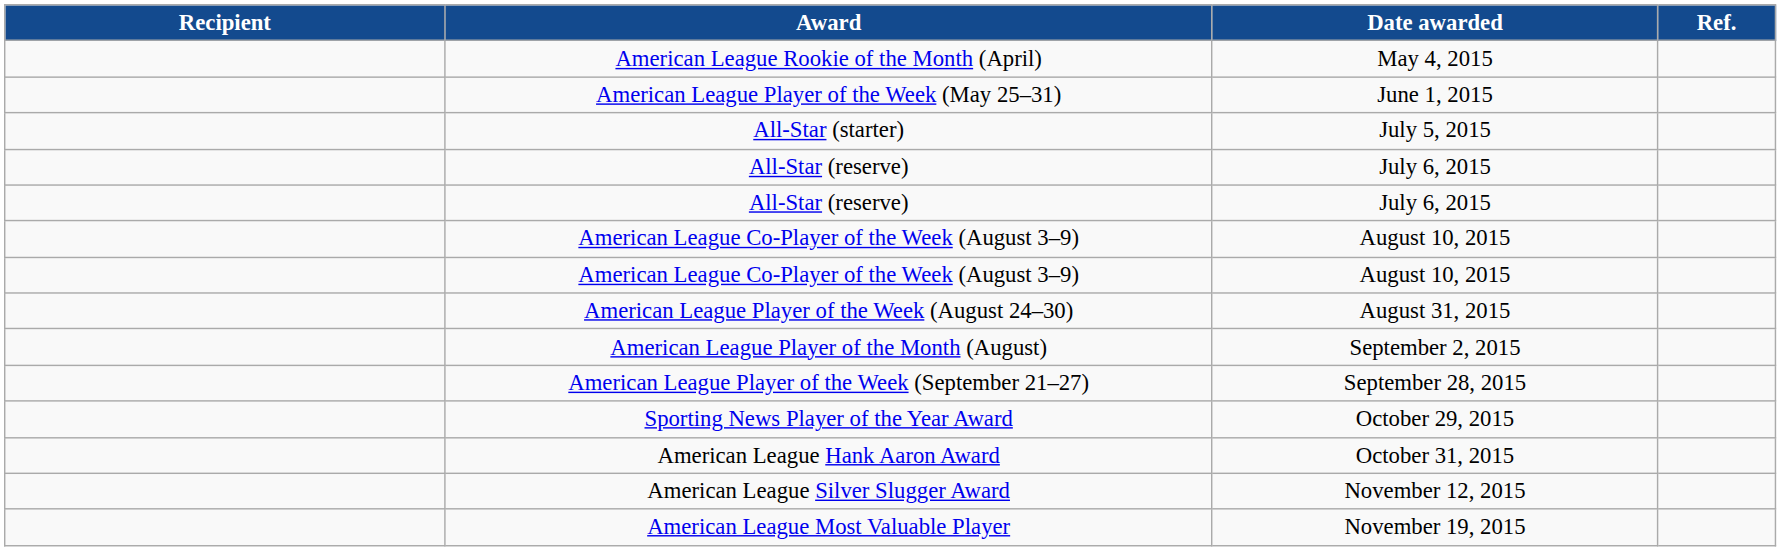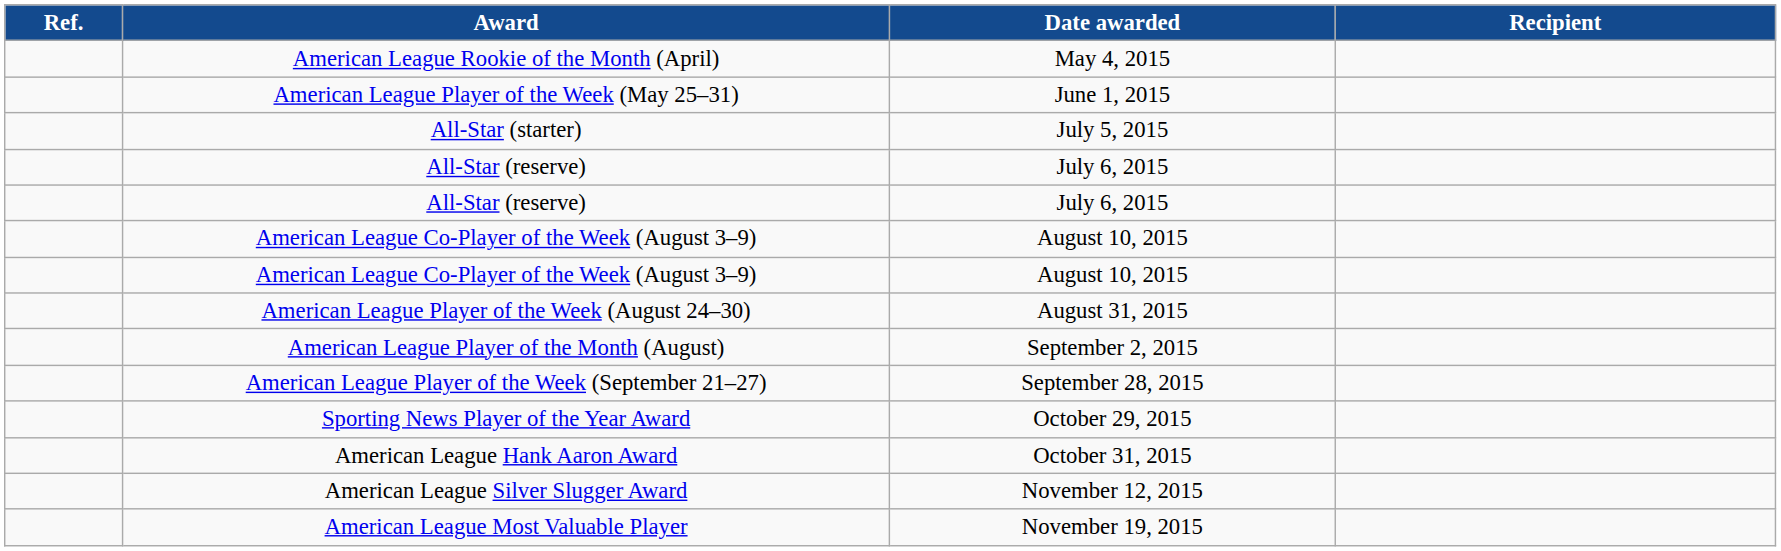columns swapped: (225, 22) <-> (1717, 22)
